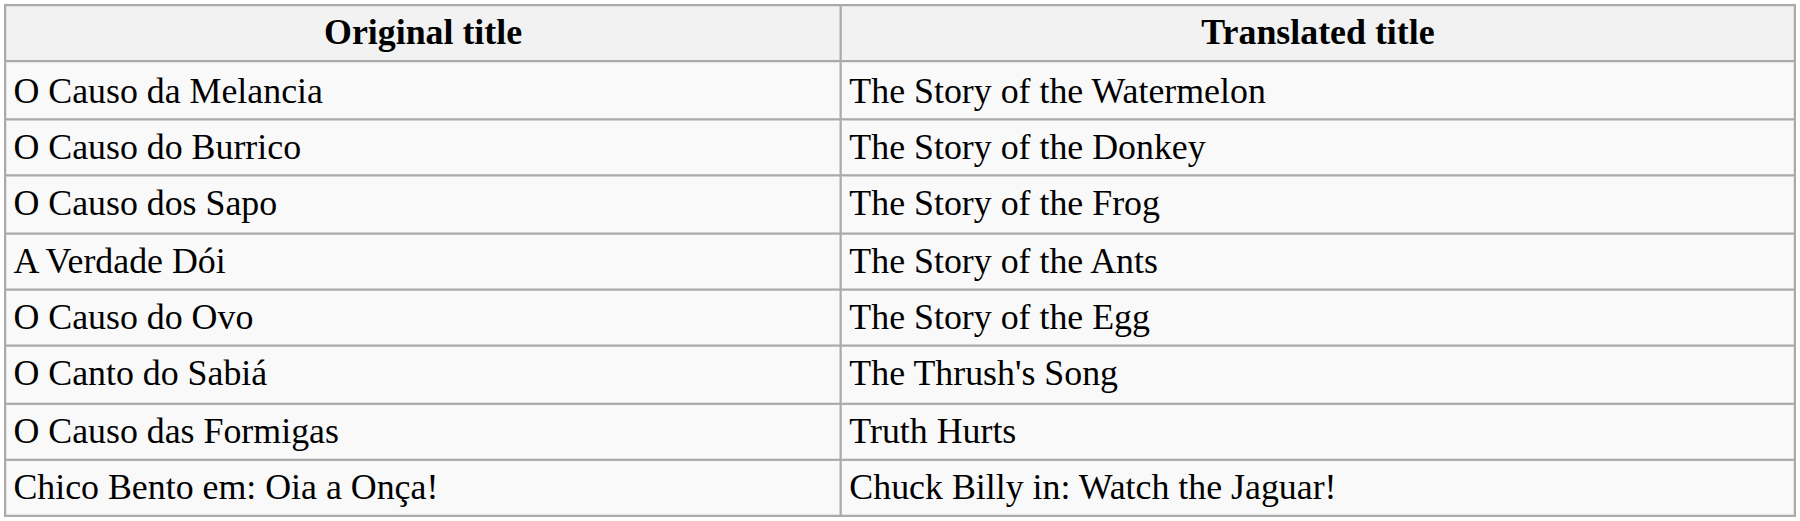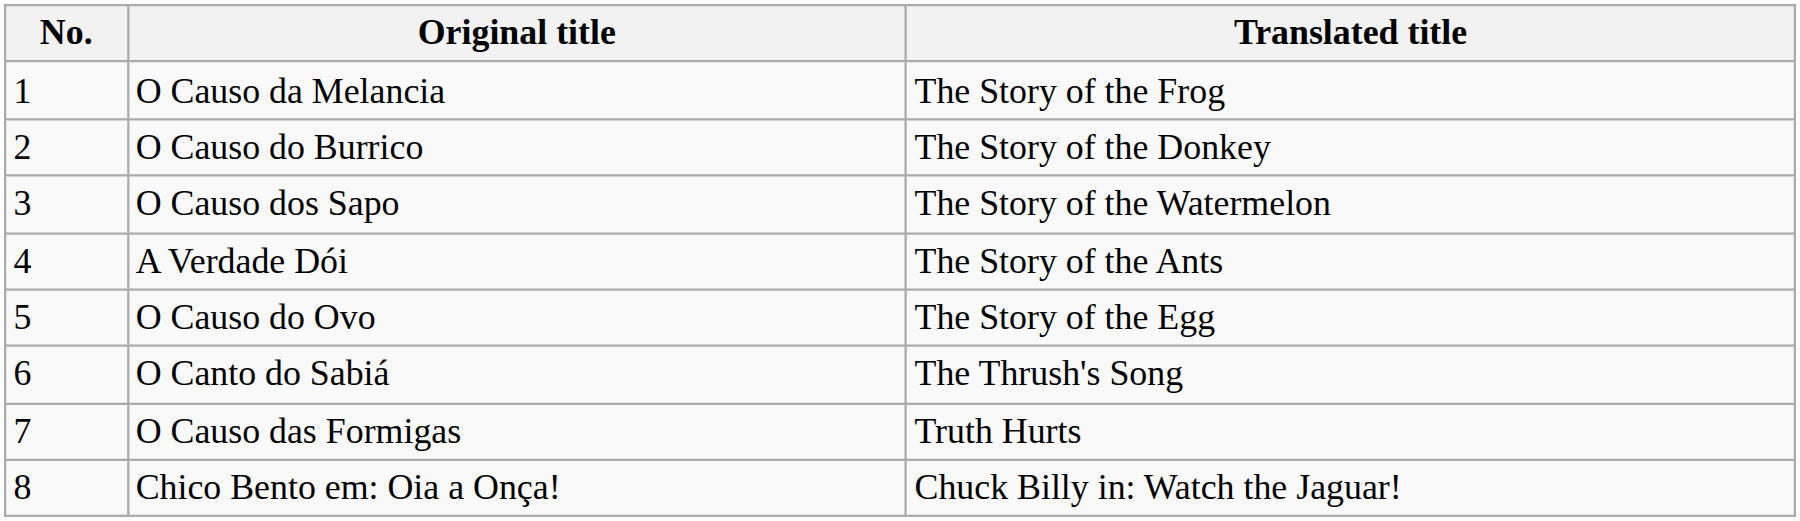+ column: (66, 32)
(1058, 89) The Story of the Watermelon -> (1070, 89) The Story of the Frog
(1005, 203) The Story of the Frog -> (1123, 203) The Story of the Watermelon
